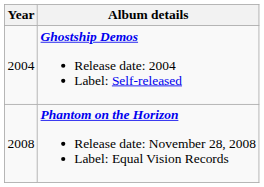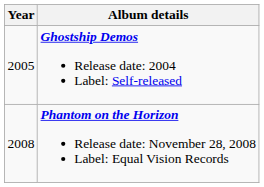(21, 65) 2004 -> (21, 65) 2005
